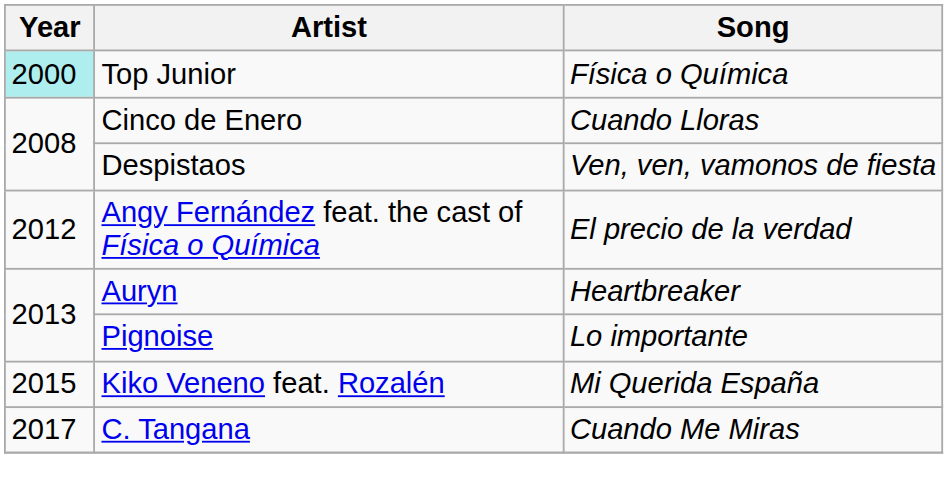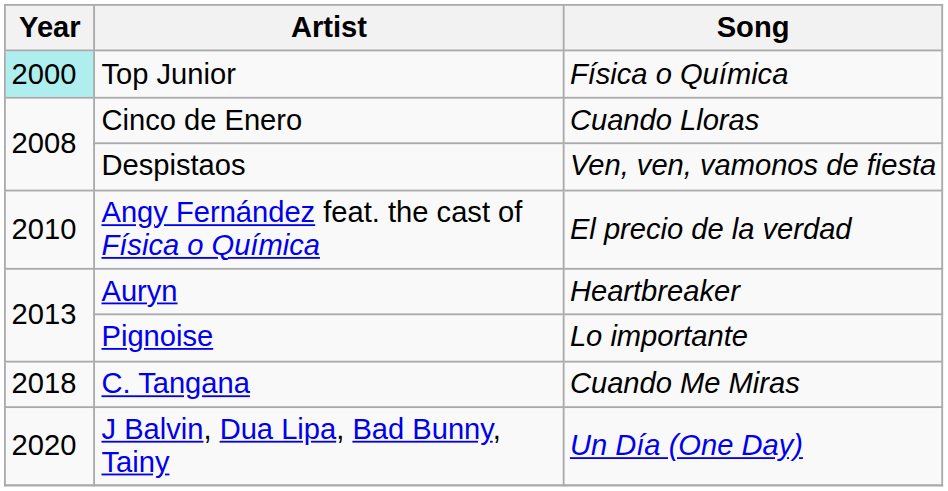(44, 228) 2012 -> (44, 228) 2010
- row: (273, 383)
(44, 429) 2017 -> (44, 383) 2018
+ row: (301, 446)
